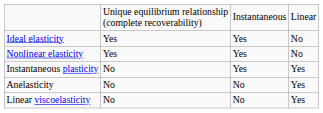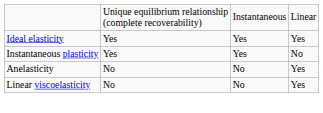(297, 38) No -> (298, 38) Yes
- row: (45, 54)
(109, 69) No -> (110, 54) Yes
(298, 69) Yes -> (297, 54) No
